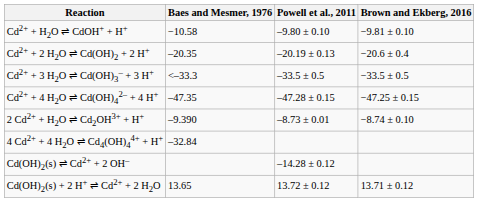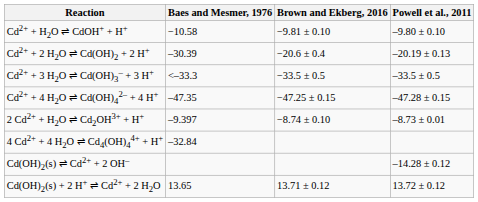columns swapped: (316, 12) <-> (416, 12)
(182, 54) –20.35 -> (182, 54) –30.39
(182, 120) –9.390 -> (182, 120) –9.397
